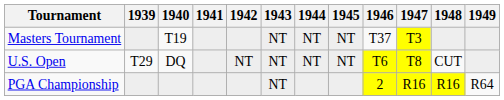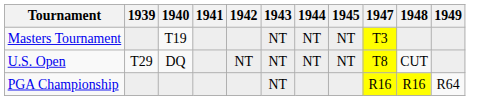- column: (380, 16)
